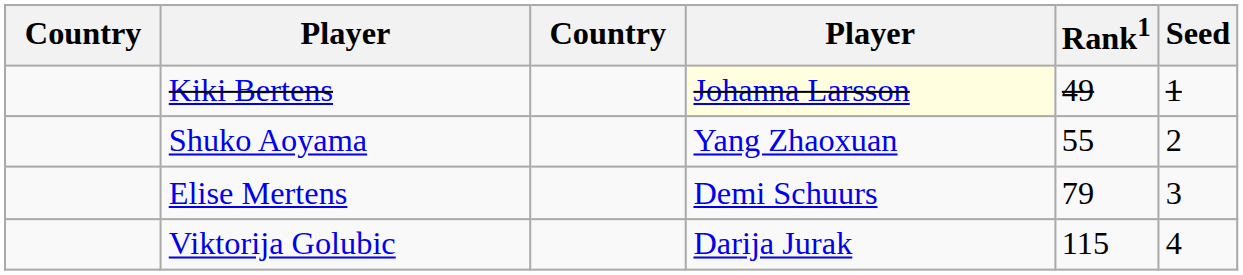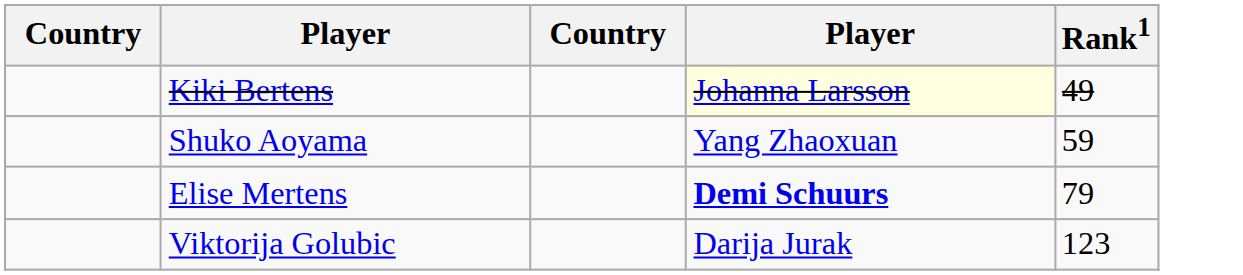- column: (1198, 34)
(1078, 141) 55 -> (1078, 141) 59
(785, 192) normal -> (791, 192) bold
(1085, 243) 115 -> (1086, 243) 123
